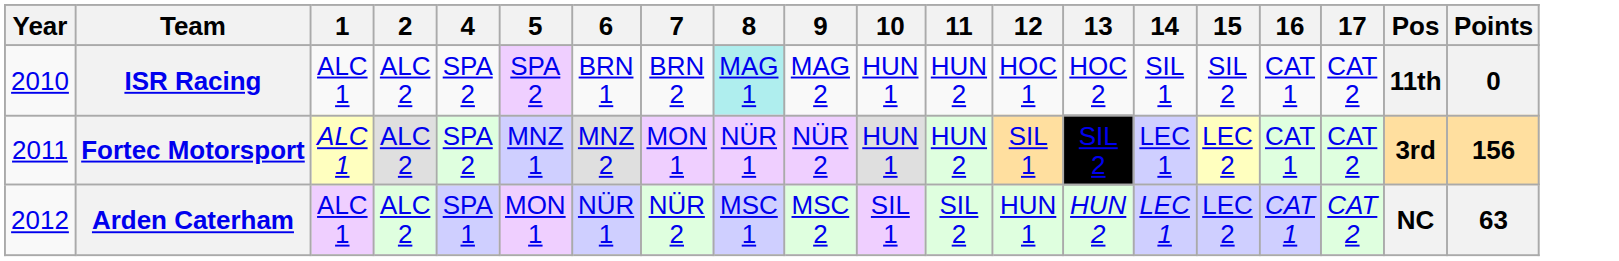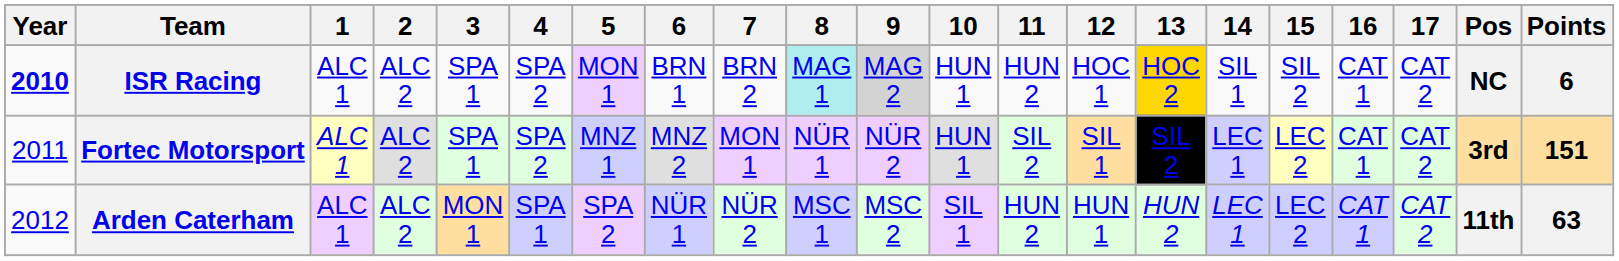+ column: (473, 25)
(40, 80) normal -> (40, 80) bold
(535, 80) SPA 2 -> (608, 80) MON 1
(820, 80) no background -> (893, 80) lightgrey background
(1098, 80) no background -> (1171, 80) gold background
(1416, 80) 11th -> (1489, 80) NC
(1494, 80) 0 -> (1566, 80) 6
(959, 150) HUN 2 -> (1032, 150) SIL 2
(1494, 150) 156 -> (1566, 150) 151
(535, 219) MON 1 -> (608, 219) SPA 2
(959, 219) SIL 2 -> (1032, 219) HUN 2
(1416, 219) NC -> (1489, 219) 11th
